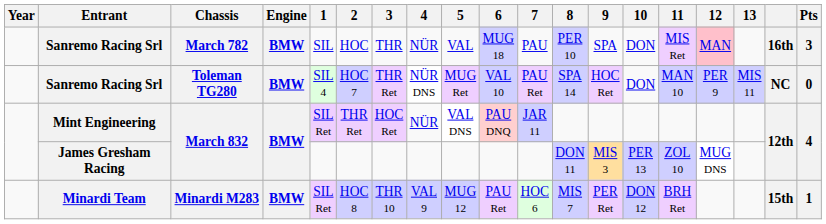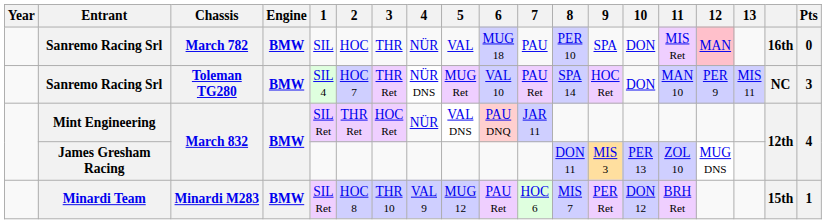(809, 46) 3 -> (809, 46) 0
(809, 84) 0 -> (809, 84) 3
